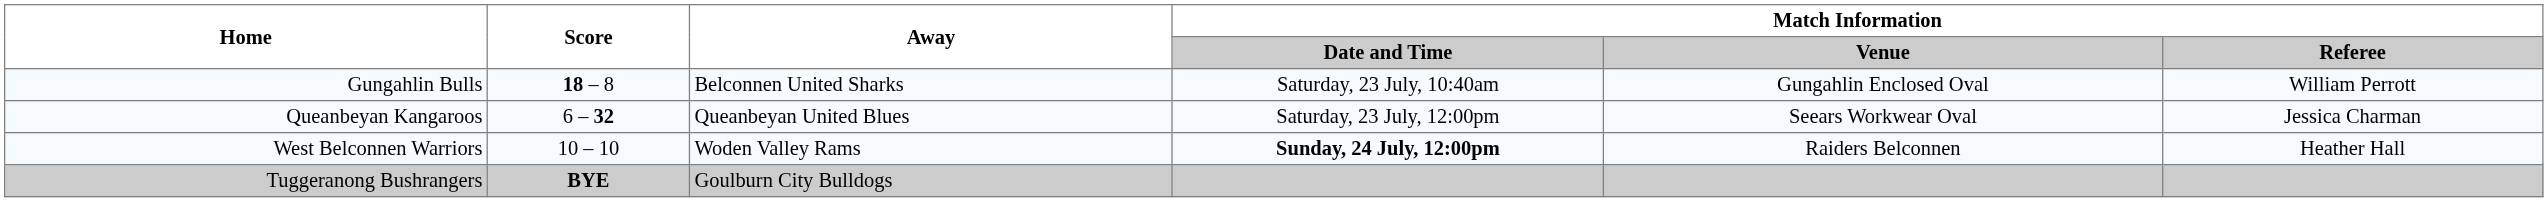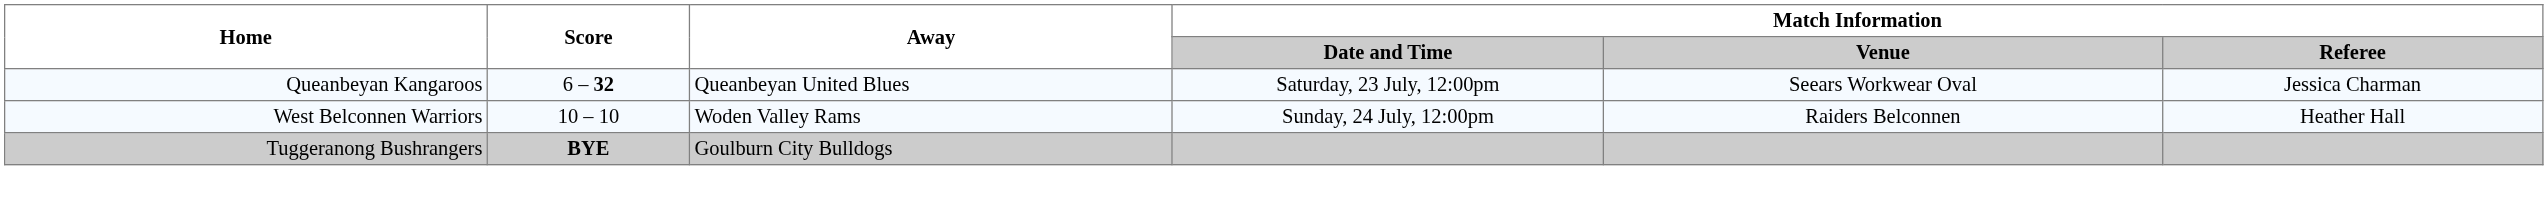- row: (415, 84)
(1388, 148) bold -> (1388, 116) normal
